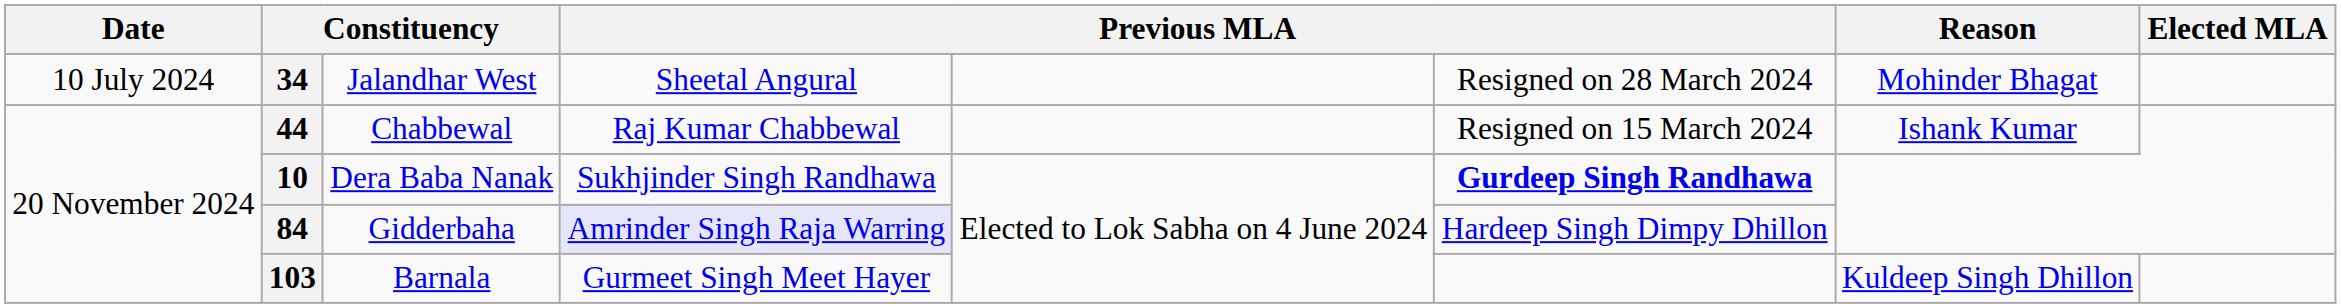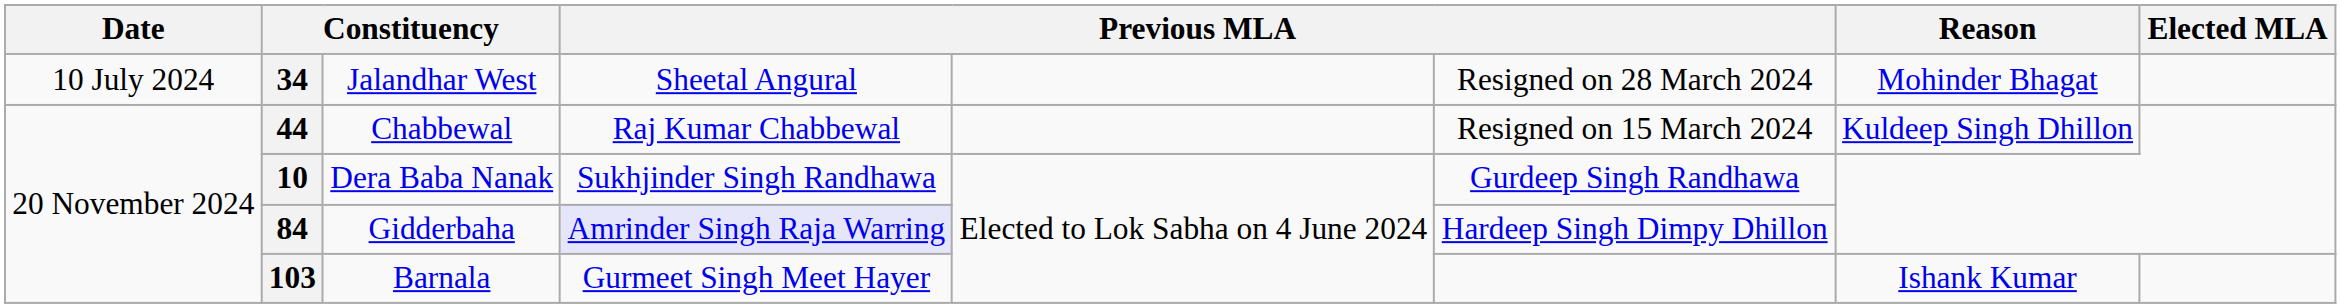(1988, 128) Ishank Kumar -> (1988, 128) Kuldeep Singh Dhillon
(1635, 178) bold -> (1635, 178) normal
(1988, 278) Kuldeep Singh Dhillon -> (1988, 278) Ishank Kumar
